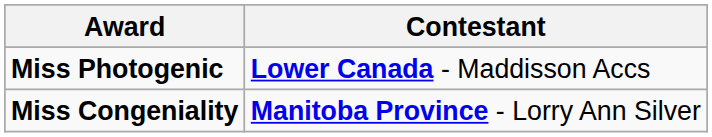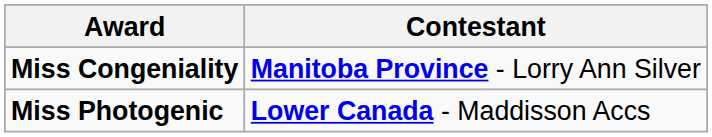rows swapped: (125, 111) <-> (117, 69)
